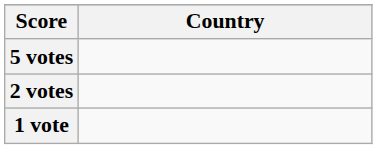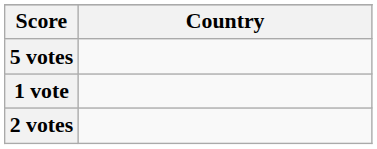rows swapped: (41, 90) <-> (41, 125)
